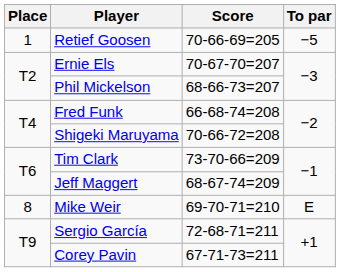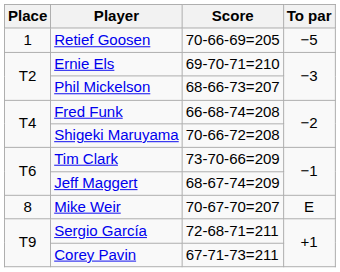(233, 64) 70-67-70=207 -> (233, 64) 69-70-71=210
(233, 207) 69-70-71=210 -> (233, 207) 70-67-70=207
